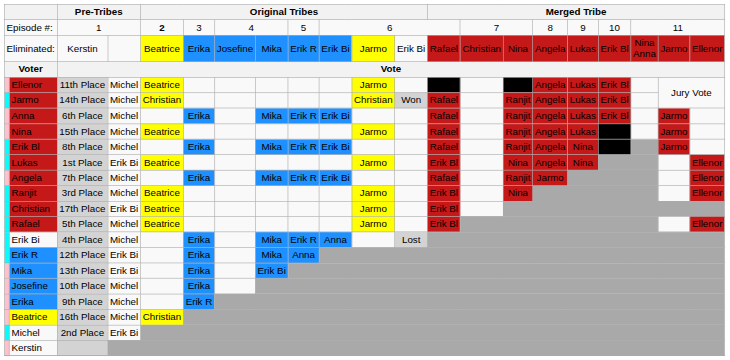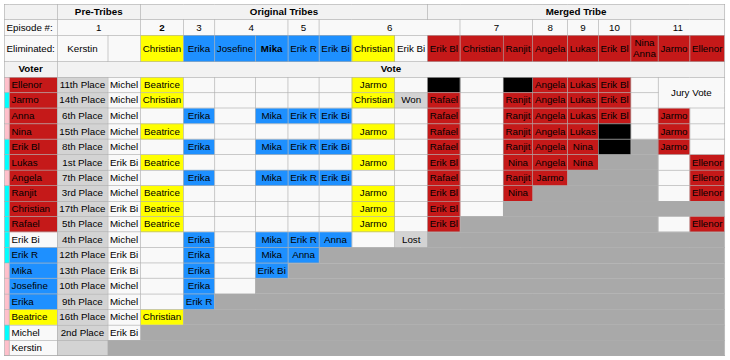(162, 48) Beatrice -> (162, 48) Christian
(272, 48) normal -> (272, 48) bold
(373, 48) Jarmo -> (373, 48) Christian
(444, 48) Rafael -> (444, 48) Erik Bl
(518, 48) Nina -> (518, 48) Ranjit
